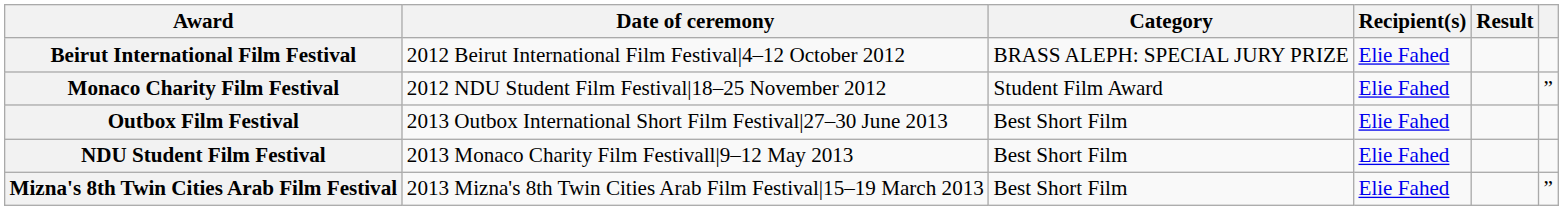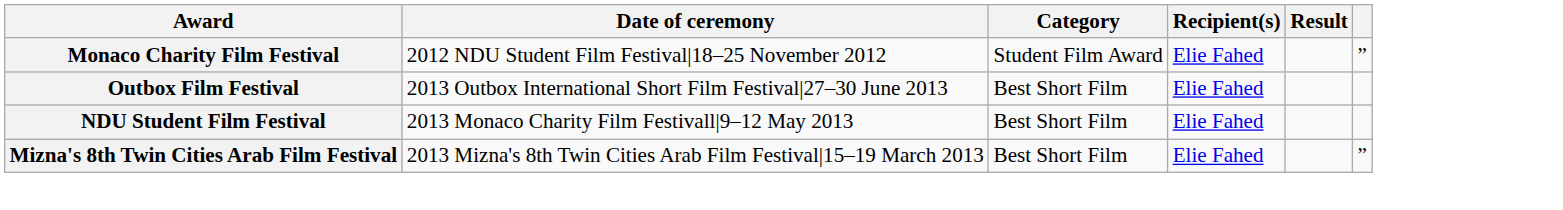- row: (203, 54)
